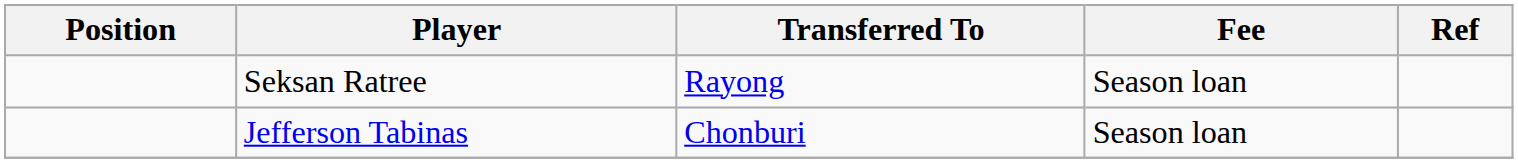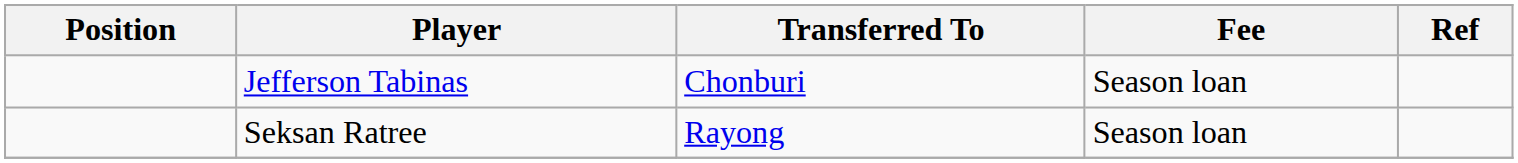rows swapped: (356, 132) <-> (335, 81)
